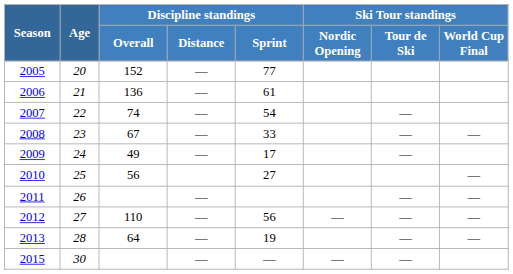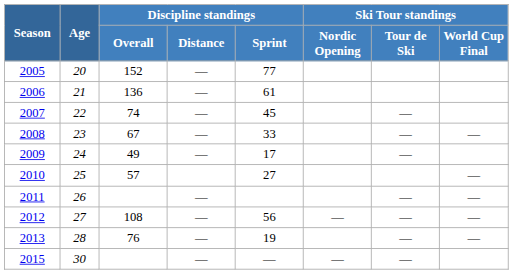(269, 113) 54 -> (269, 113) 45
(133, 175) 56 -> (133, 175) 57
(133, 217) 110 -> (133, 217) 108
(133, 238) 64 -> (133, 238) 76
